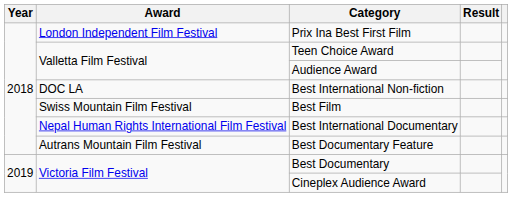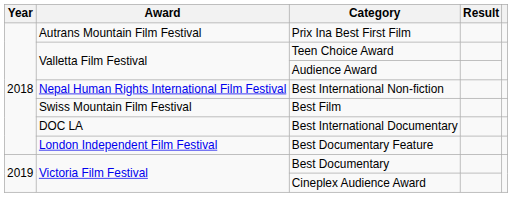(128, 32) London Independent Film Festival -> (120, 32) Autrans Mountain Film Festival
(61, 88) DOC LA -> (163, 88) Nepal Human Rights International Film Festival
(163, 126) Nepal Human Rights International Film Festival -> (61, 126) DOC LA
(120, 145) Autrans Mountain Film Festival -> (128, 145) London Independent Film Festival
